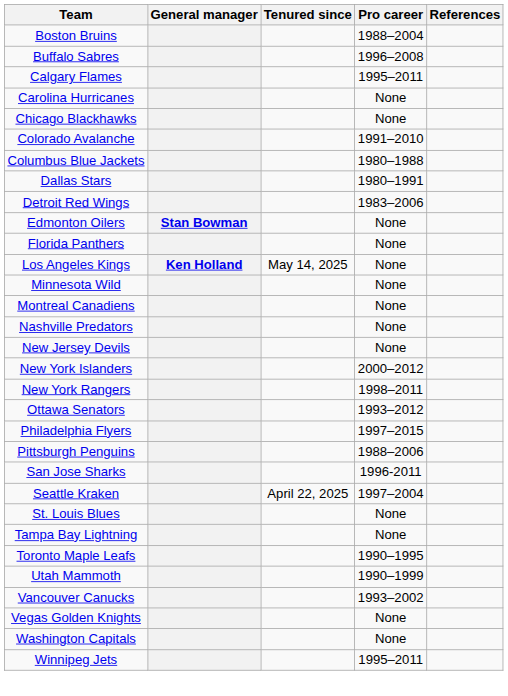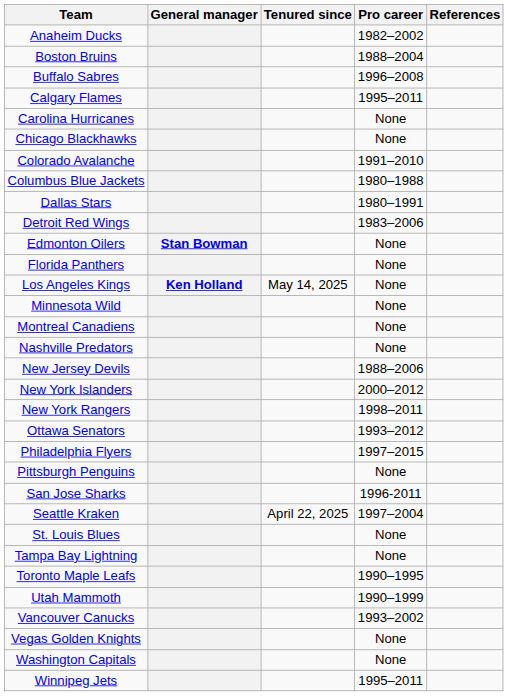+ row: (76, 35)
(391, 347) None -> (391, 368) 1988–2006
(391, 451) 1988–2006 -> (391, 472) None
